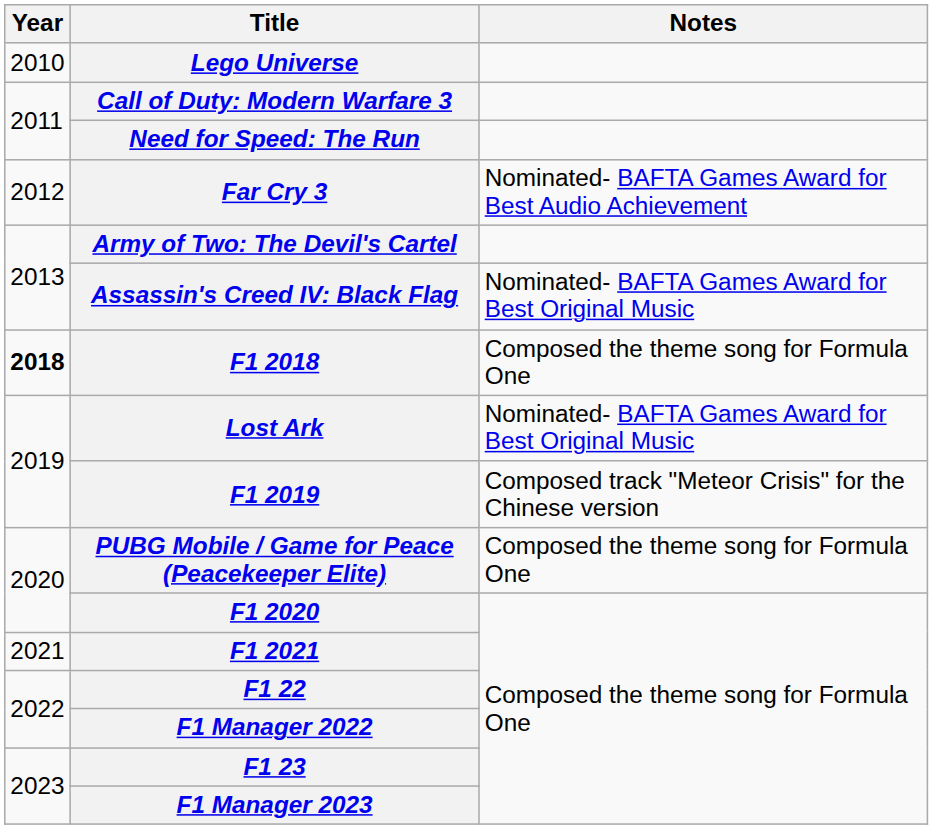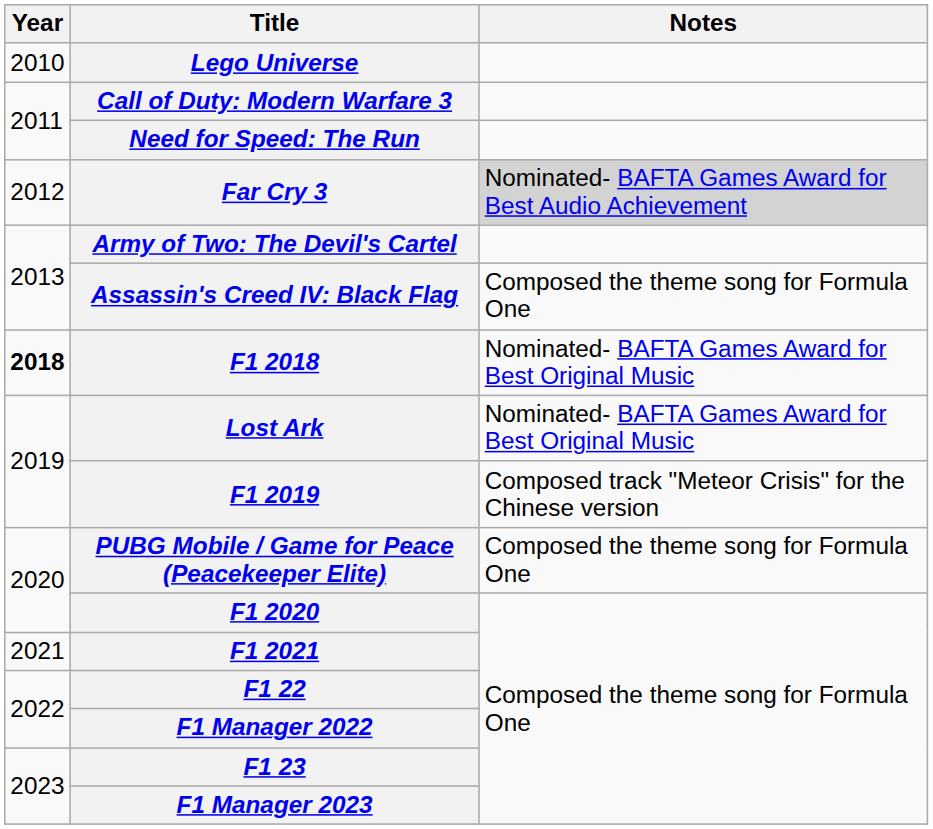(686, 191) no background -> (686, 191) lightgrey background
(686, 296) Nominated- BAFTA Games Award for Best Original Music -> (696, 296) Composed the theme song for Formula One
(696, 362) Composed the theme song for Formula One -> (686, 362) Nominated- BAFTA Games Award for Best Original Music
